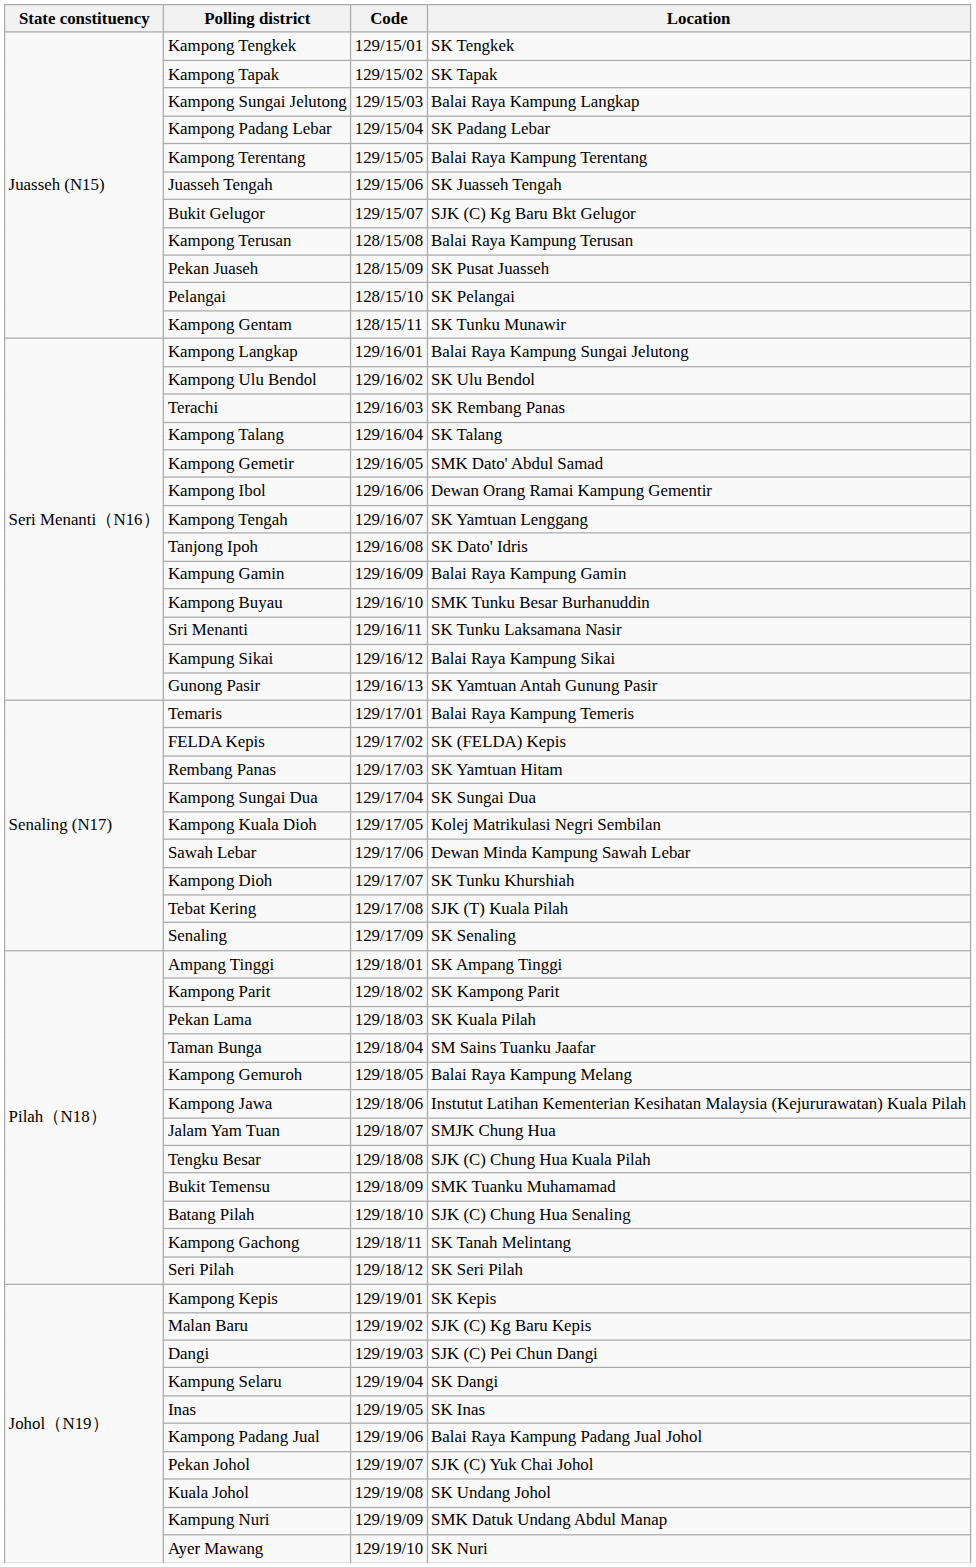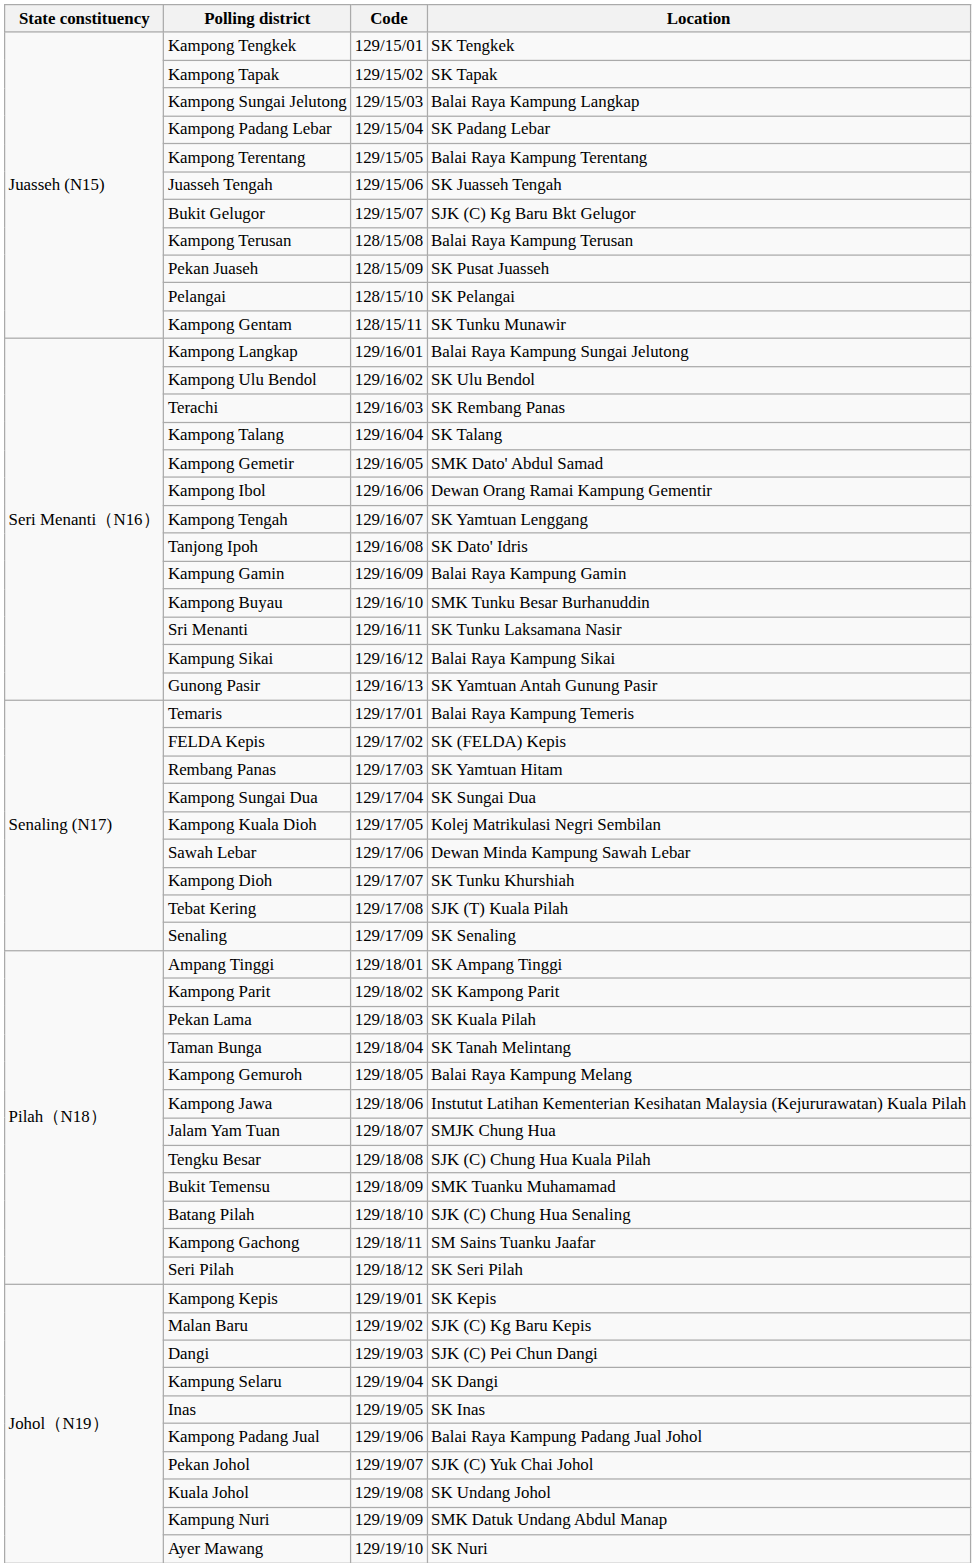(513, 1047) SM Sains Tuanku Jaafar -> (501, 1047) SK Tanah Melintang
(501, 1242) SK Tanah Melintang -> (513, 1242) SM Sains Tuanku Jaafar
